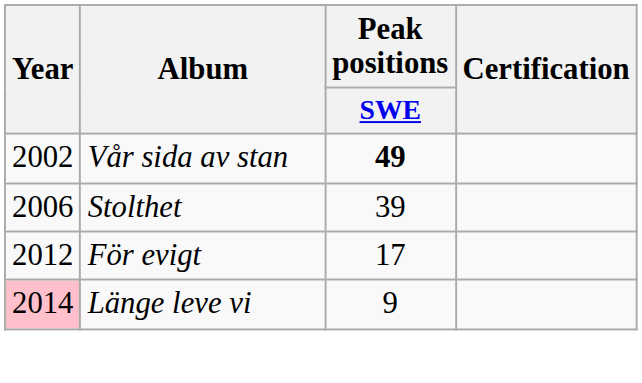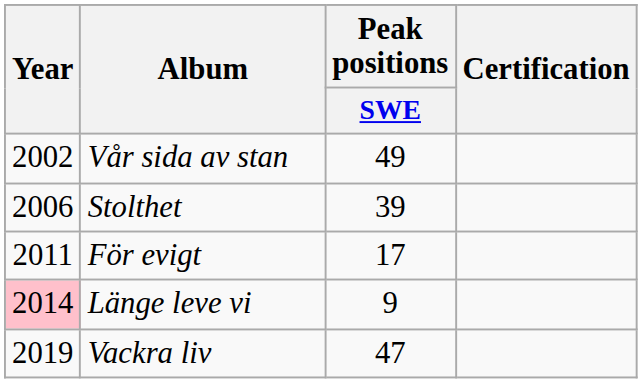(390, 157) bold -> (390, 157) normal
(43, 255) 2012 -> (43, 255) 2011
+ row: (149, 352)
